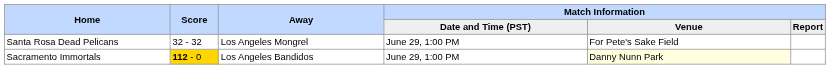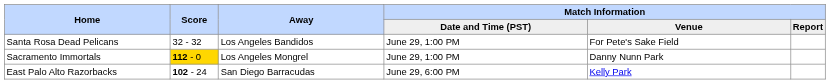(264, 42) Los Angeles Mongrel -> (267, 42) Los Angeles Bandidos
(267, 57) Los Angeles Bandidos -> (264, 57) Los Angeles Mongrel
(626, 57) lightyellow background -> (626, 57) no background
+ row: (62, 72)
